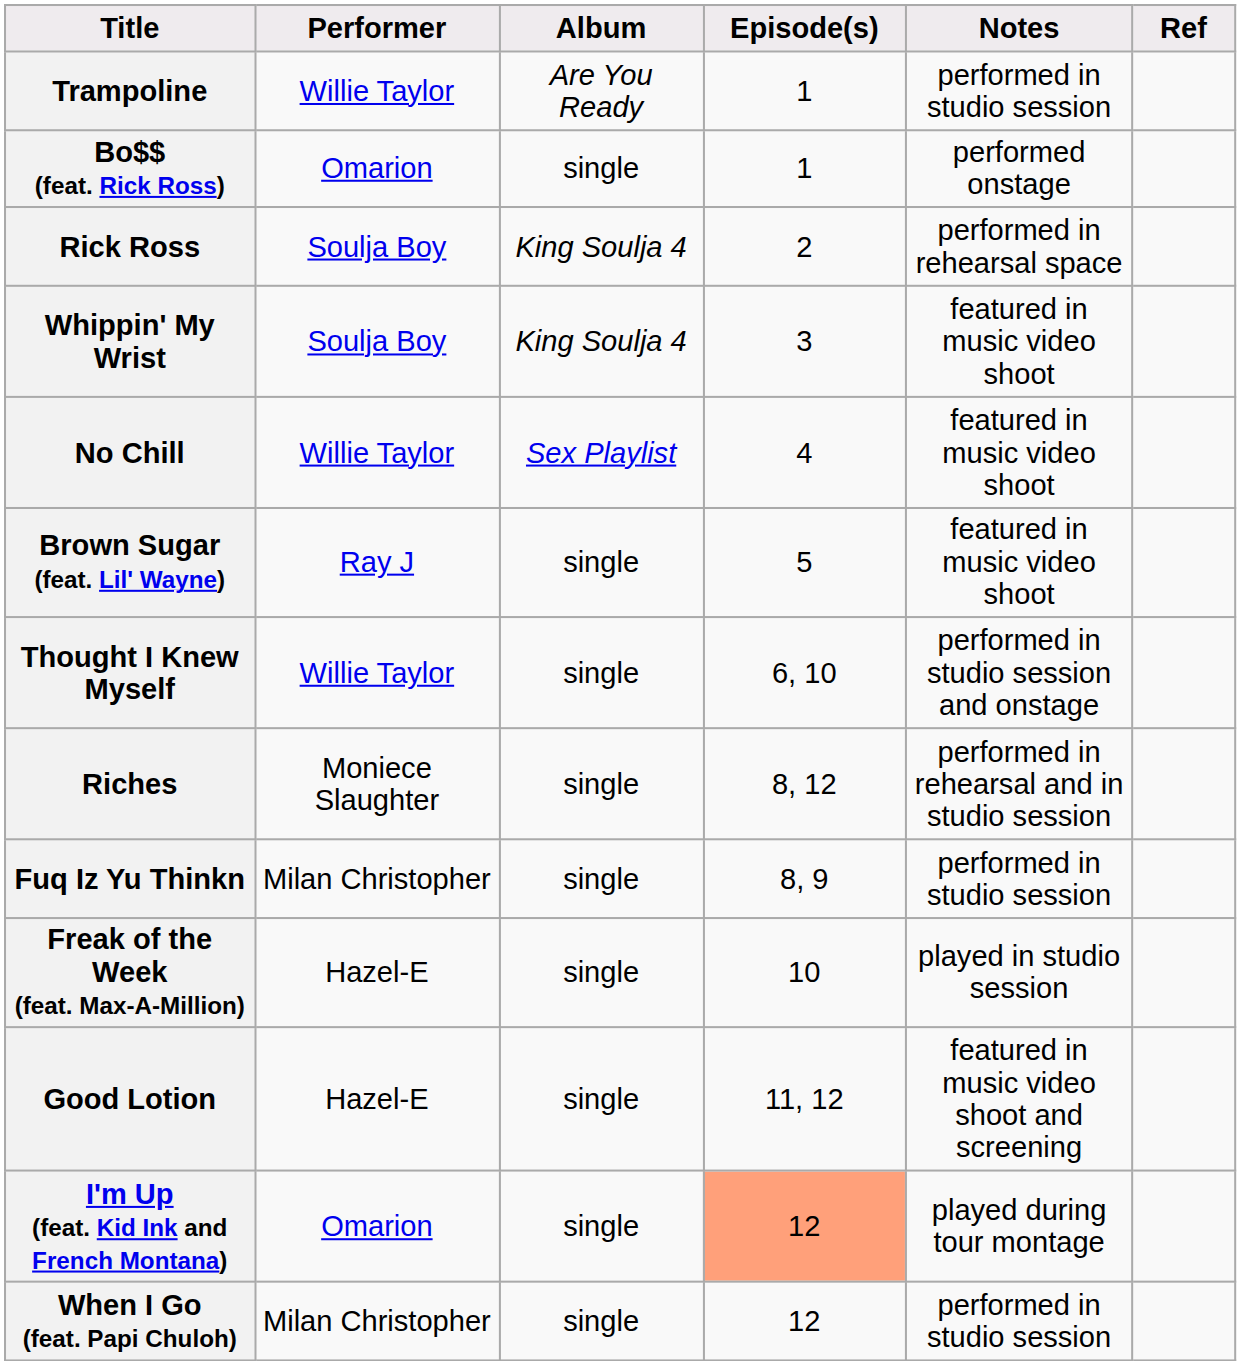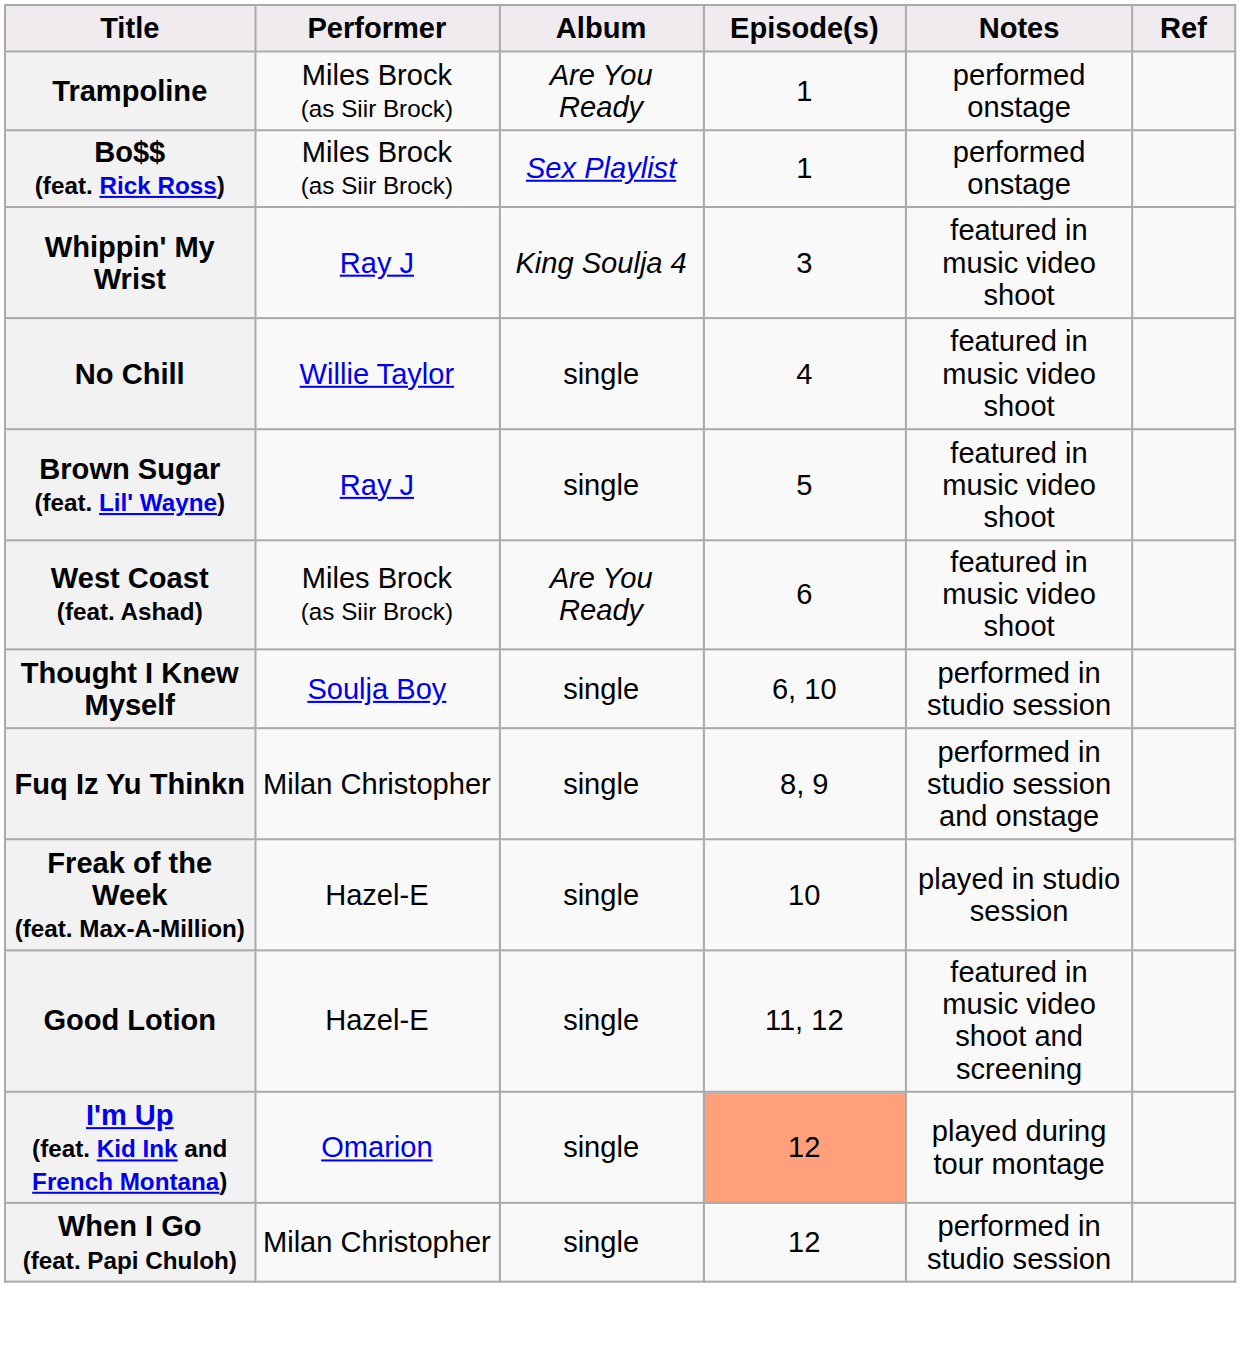(377, 90) Willie Taylor -> (377, 90) Miles Brock (as Siir Brock)
(1019, 90) performed in studio session -> (1019, 90) performed onstage
(377, 169) Omarion -> (377, 169) Miles Brock (as Siir Brock)
(601, 169) single -> (601, 169) Sex Playlist
- row: (130, 247)
(377, 341) Soulja Boy -> (377, 263) Ray J
(601, 452) Sex Playlist -> (601, 374) single
+ row: (130, 595)
(377, 673) Willie Taylor -> (377, 689) Soulja Boy
(1019, 673) performed in studio session and onstage -> (1019, 689) performed in studio session
- row: (130, 784)
(1019, 878) performed in studio session -> (1019, 784) performed in studio session and onstage
